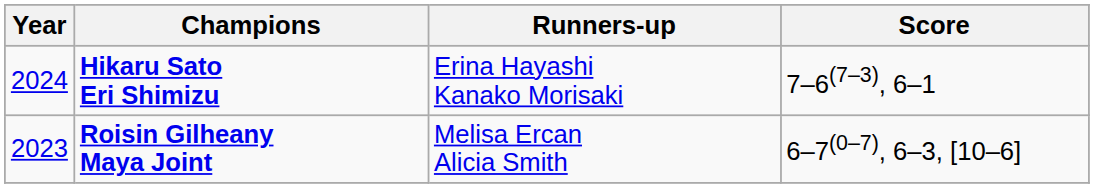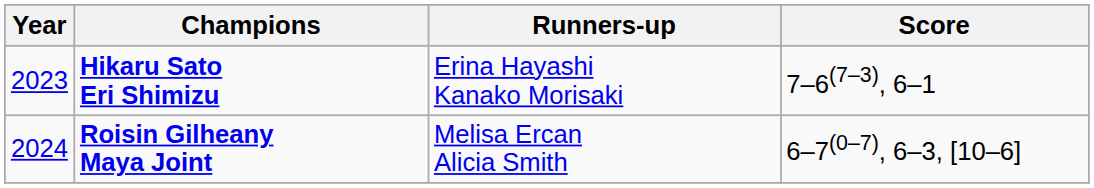(39, 80) 2024 -> (39, 80) 2023
(39, 149) 2023 -> (39, 149) 2024
